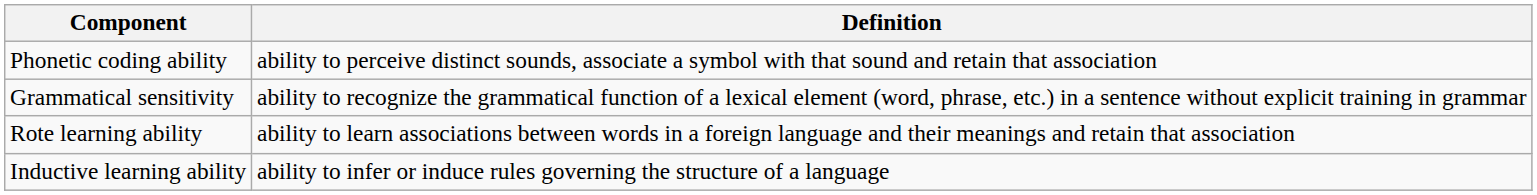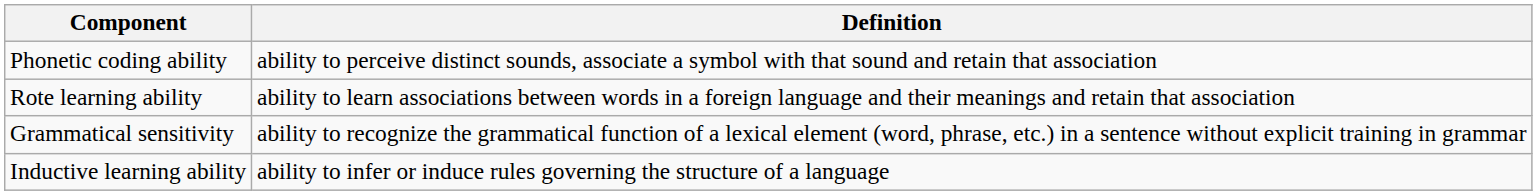rows swapped: (122, 97) <-> (106, 134)
